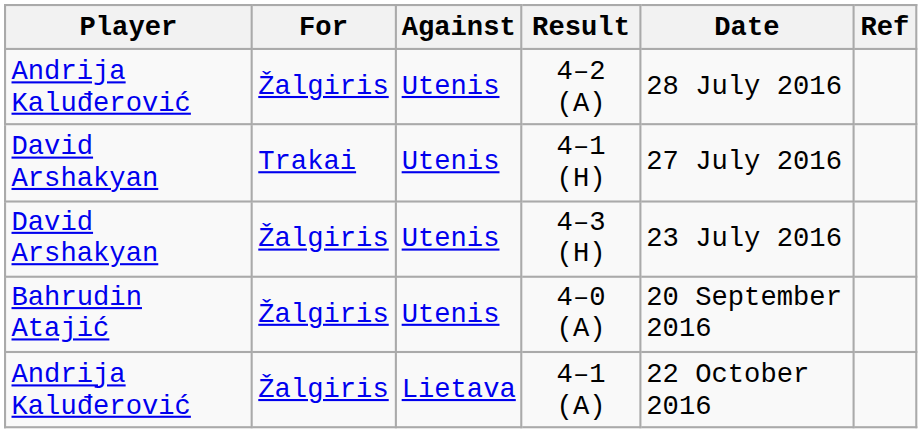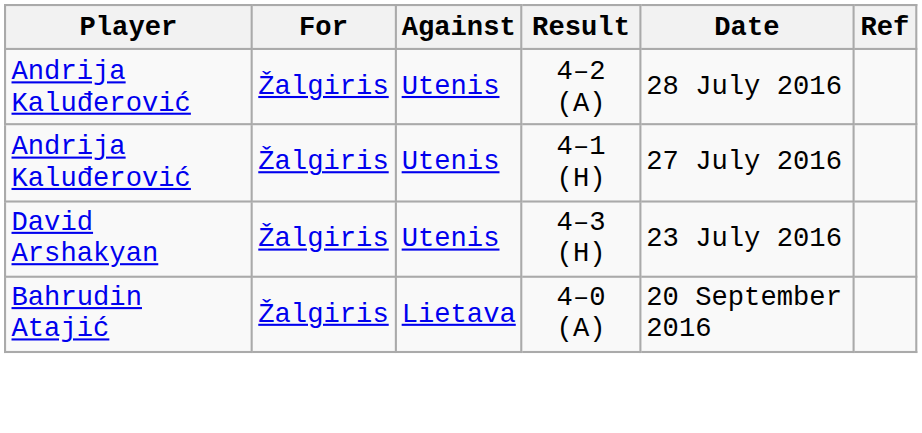(85, 163) David Arshakyan -> (101, 163) Andrija Kaluđerović
(307, 163) Trakai -> (323, 163) Žalgiris
(451, 314) Utenis -> (459, 314) Lietava
- row: (581, 390)
